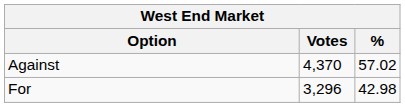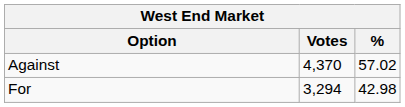(322, 89) 3,296 -> (322, 89) 3,294
